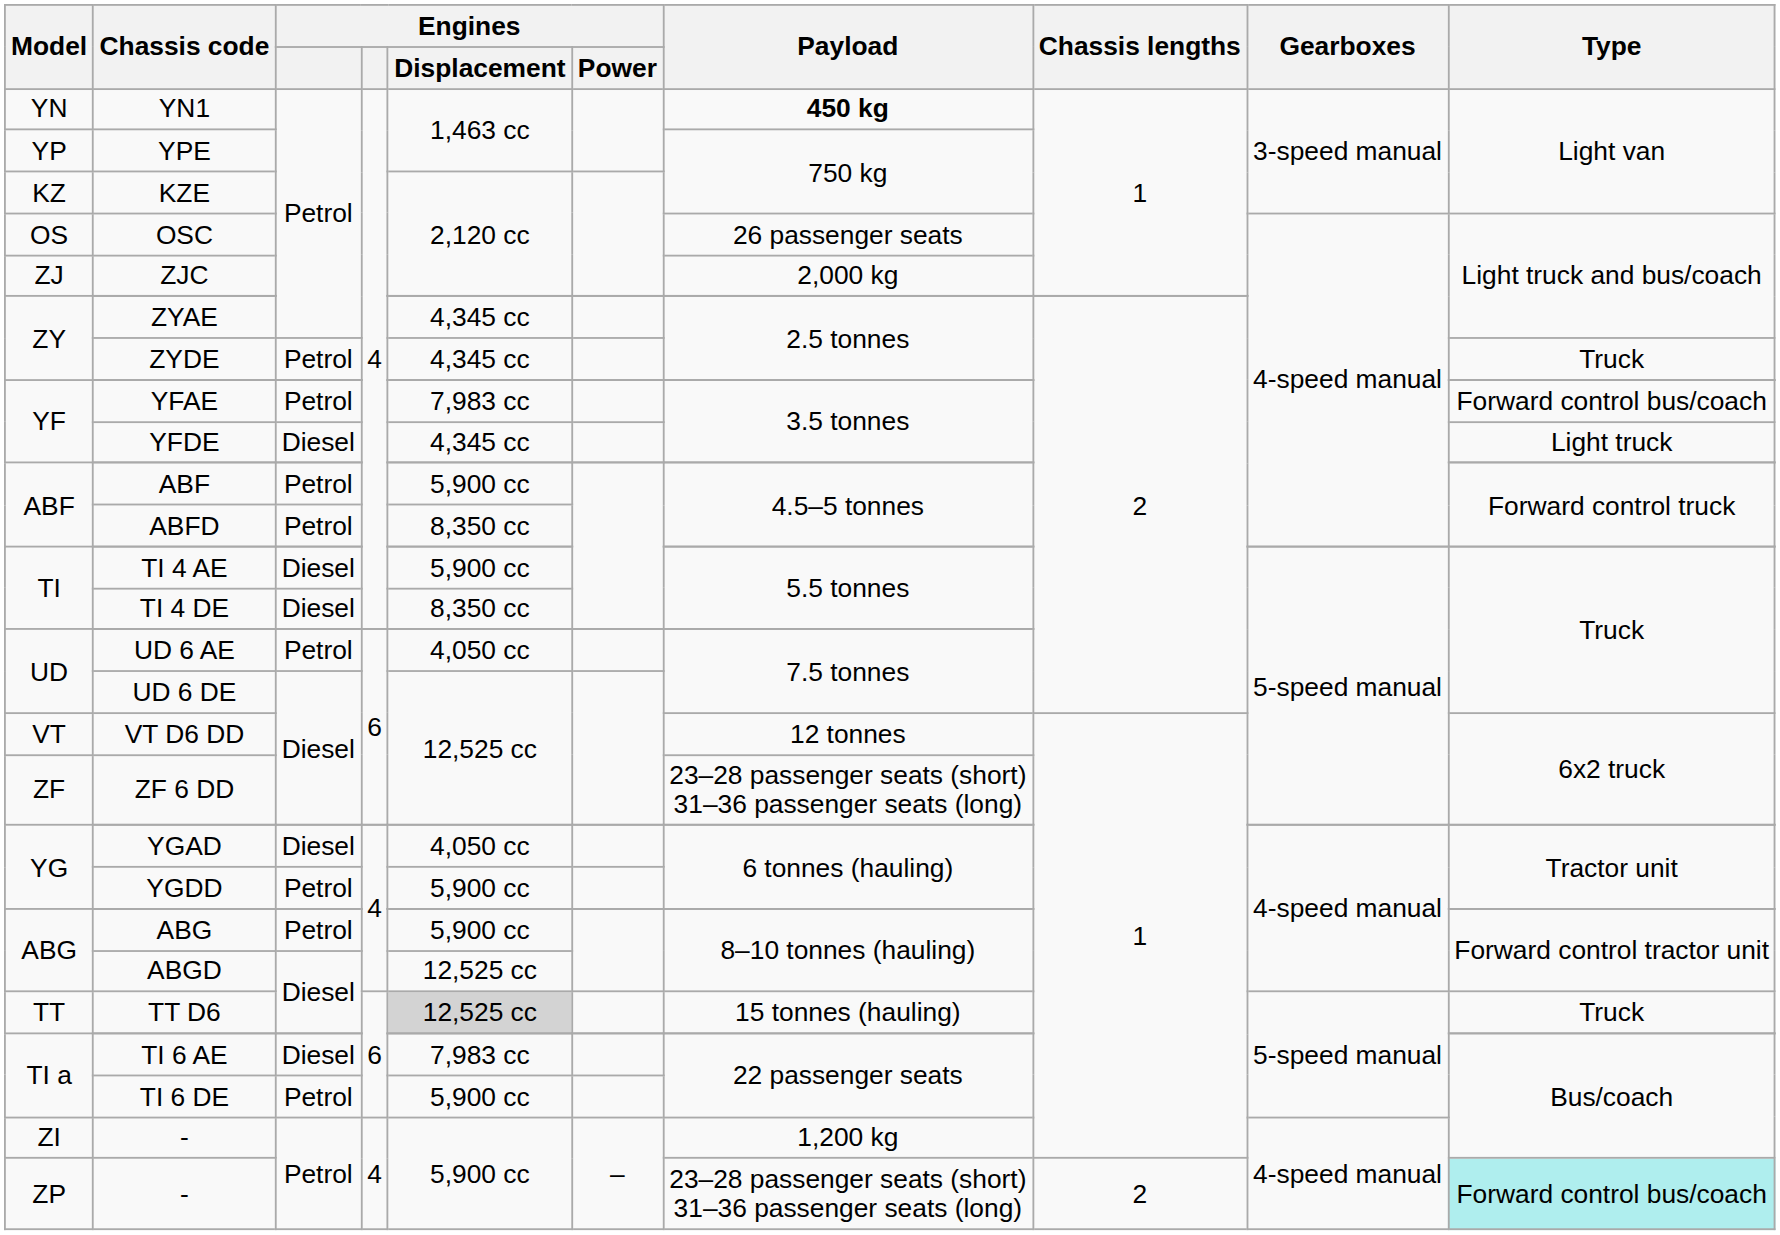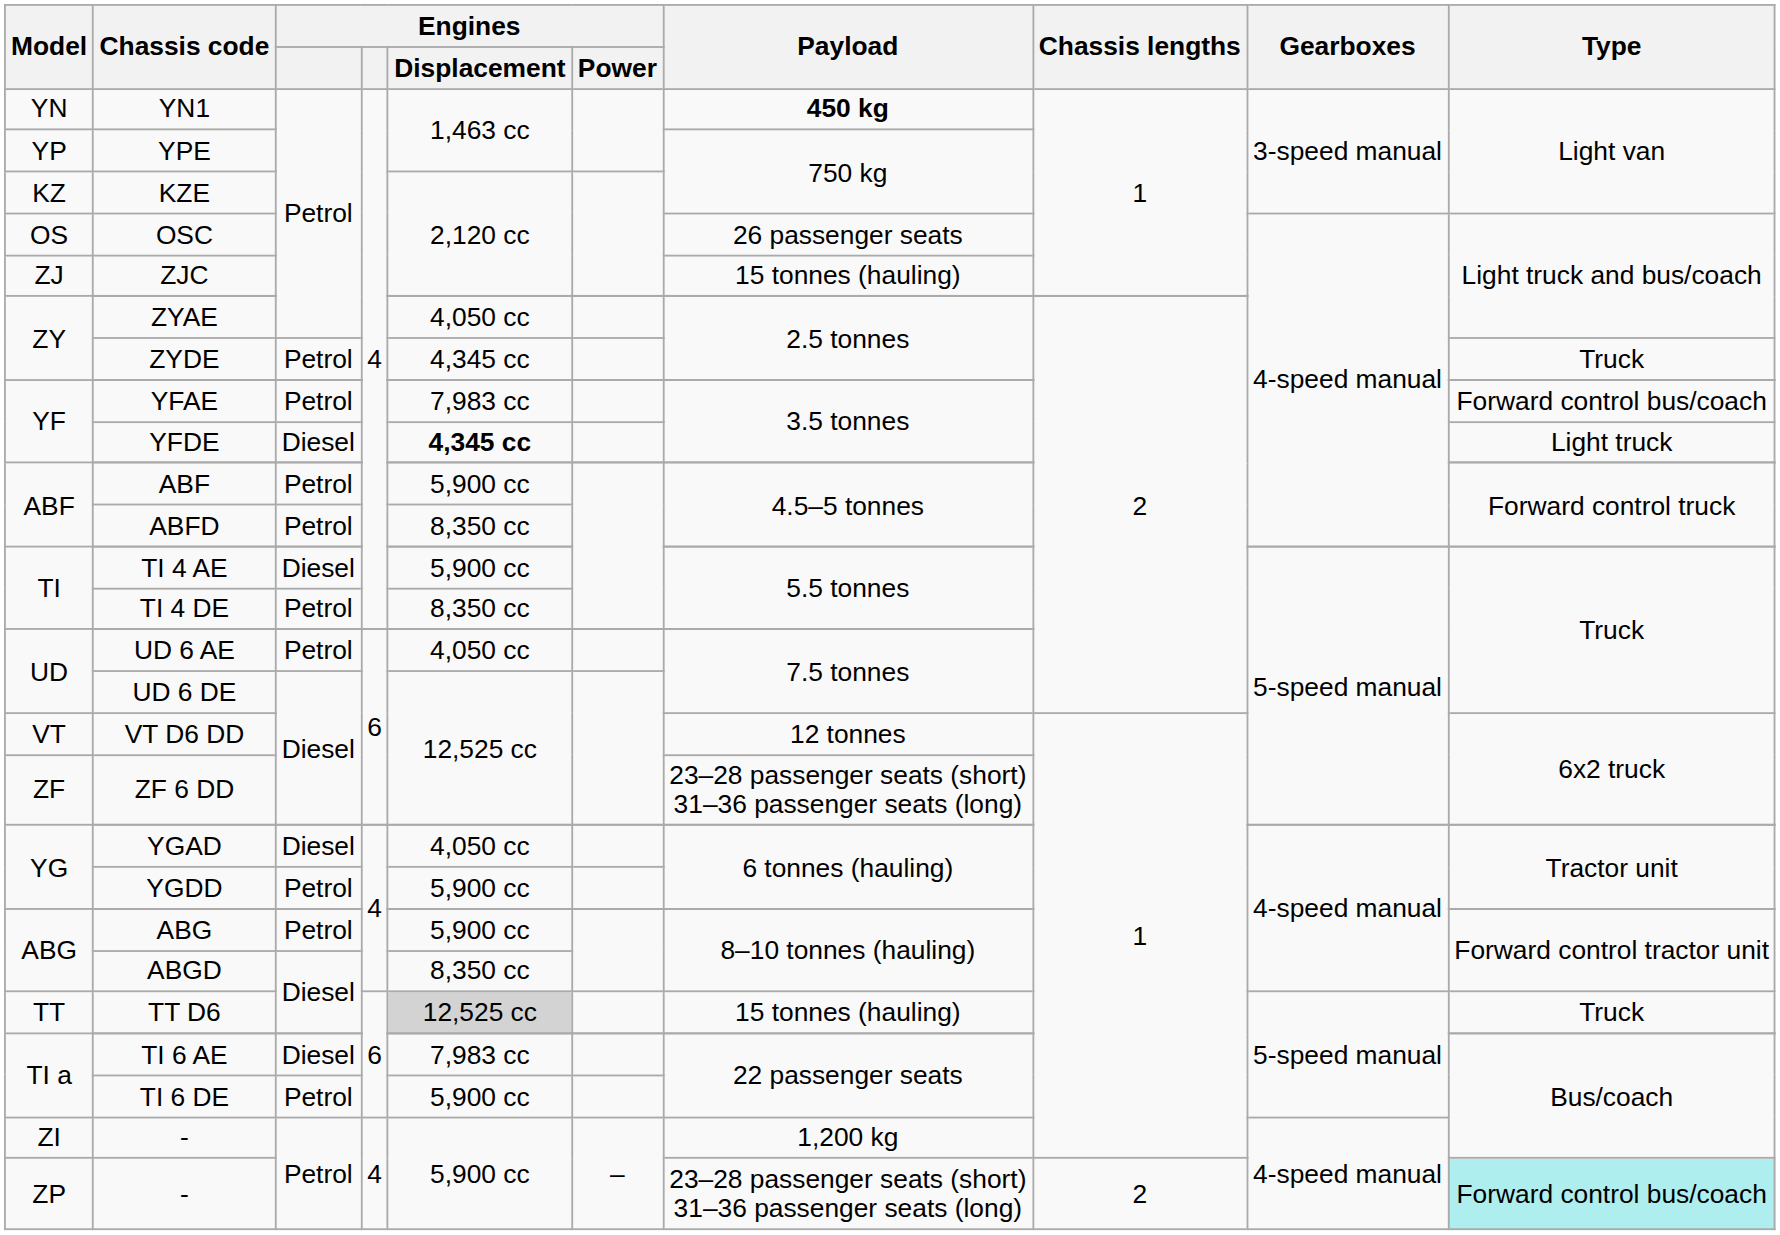(848, 276) 2,000 kg -> (848, 276) 15 tonnes (hauling)
(480, 318) 4,345 cc -> (480, 318) 4,050 cc
(480, 442) normal -> (480, 442) bold
(318, 609) Diesel -> (318, 609) Petrol
(480, 971) 12,525 cc -> (480, 971) 8,350 cc
